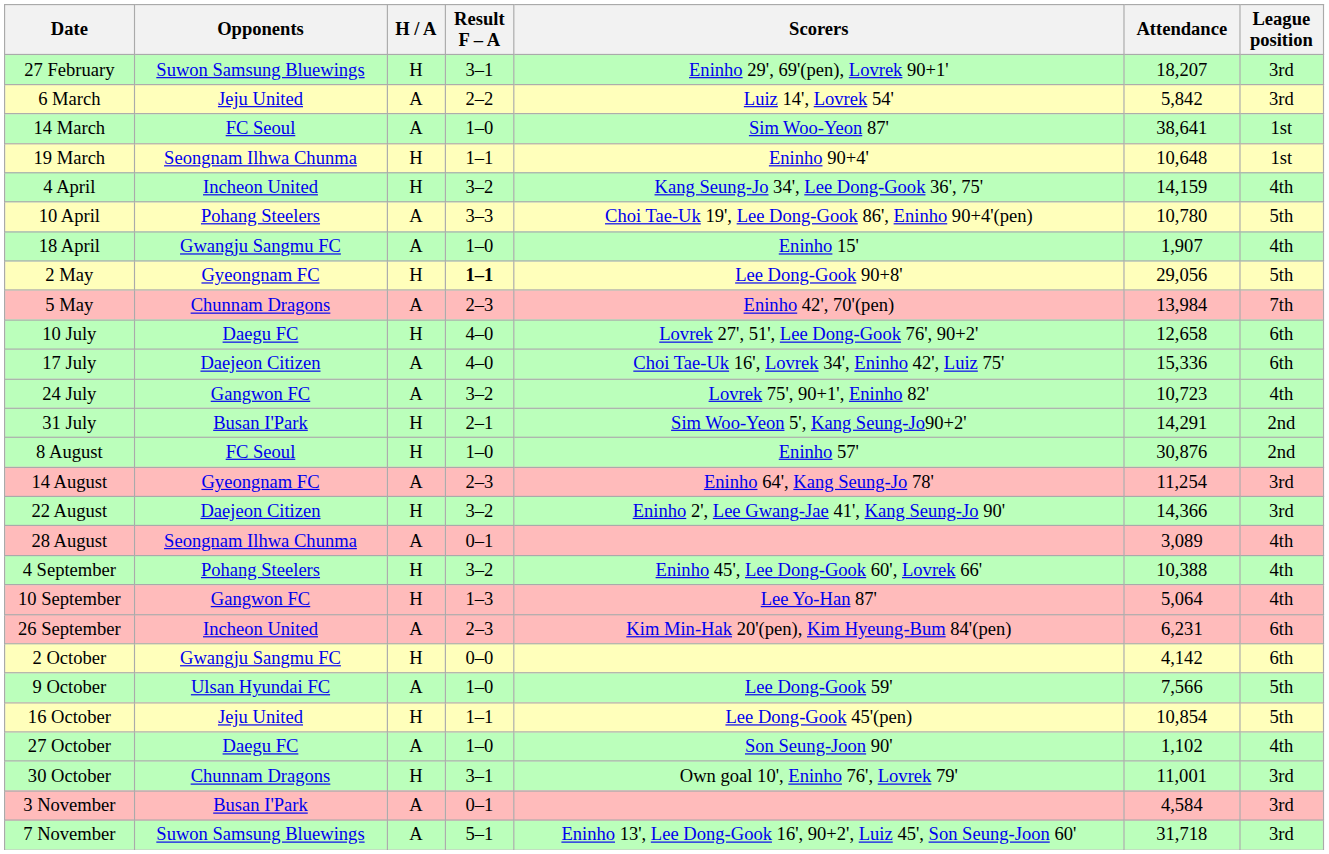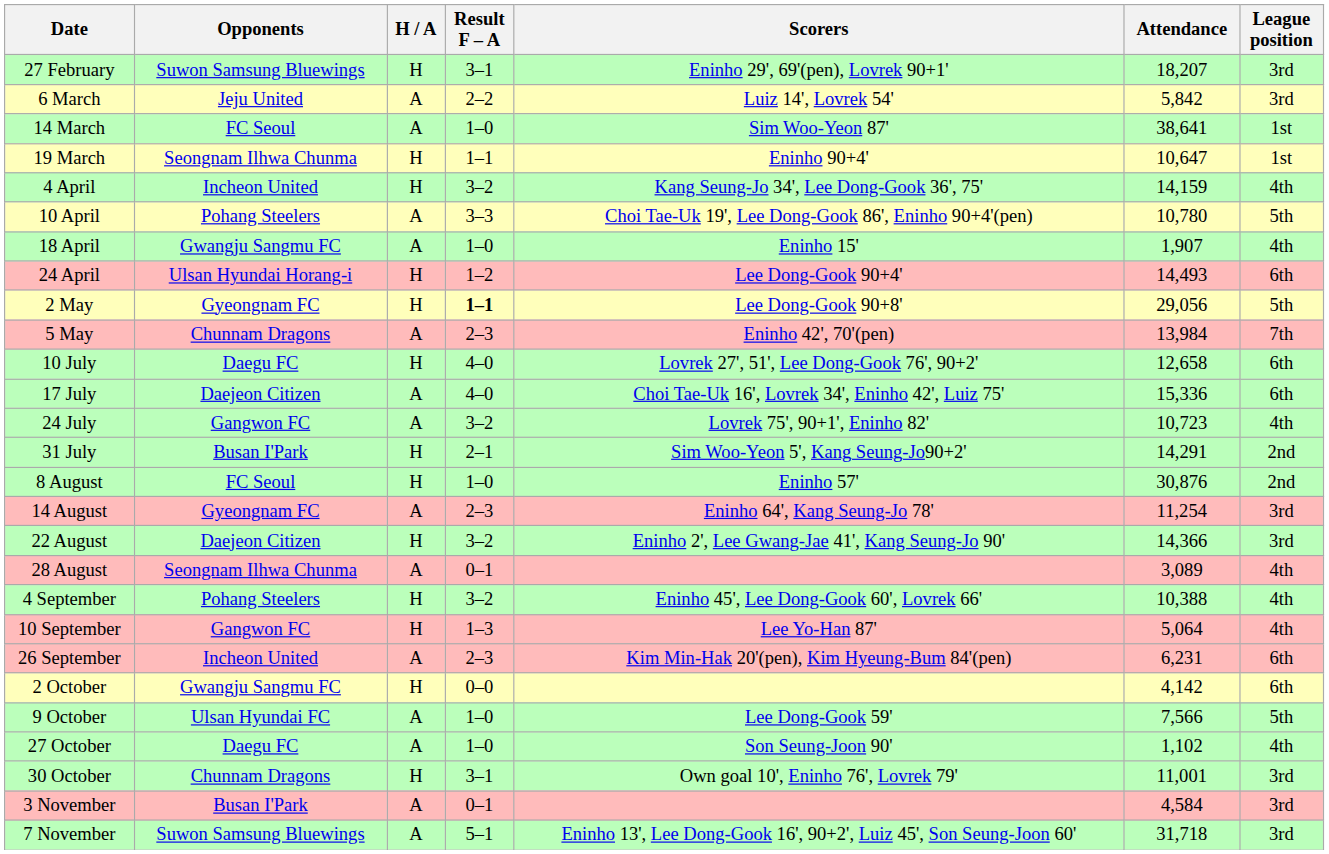(1182, 157) 10,648 -> (1182, 157) 10,647
+ row: (69, 275)
- row: (69, 717)
